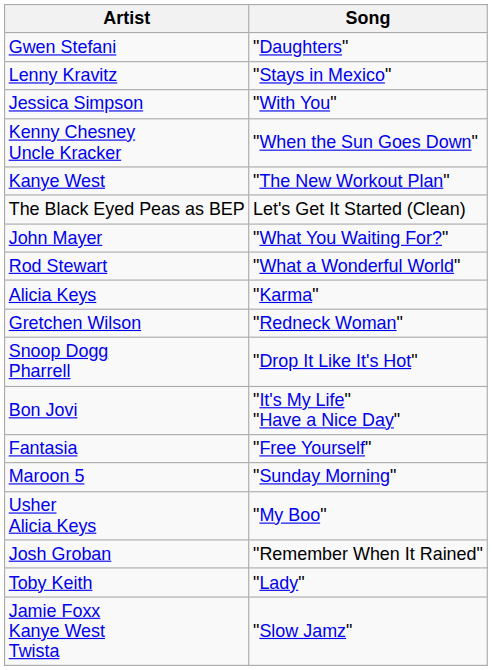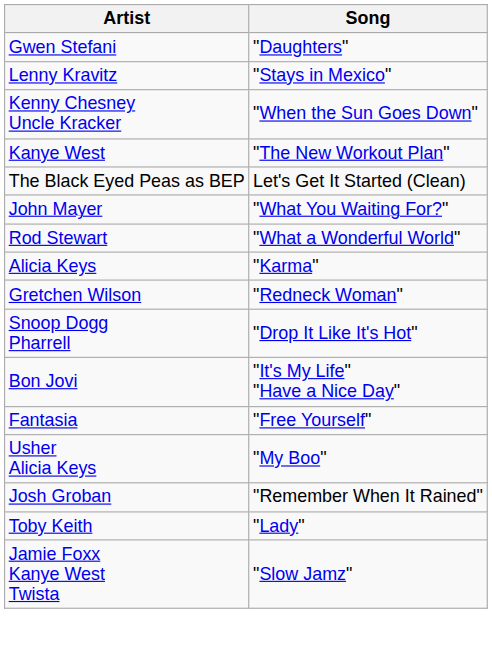- row: (76, 103)
- row: (47, 477)
